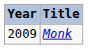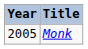(22, 34) 2009 -> (22, 34) 2005
